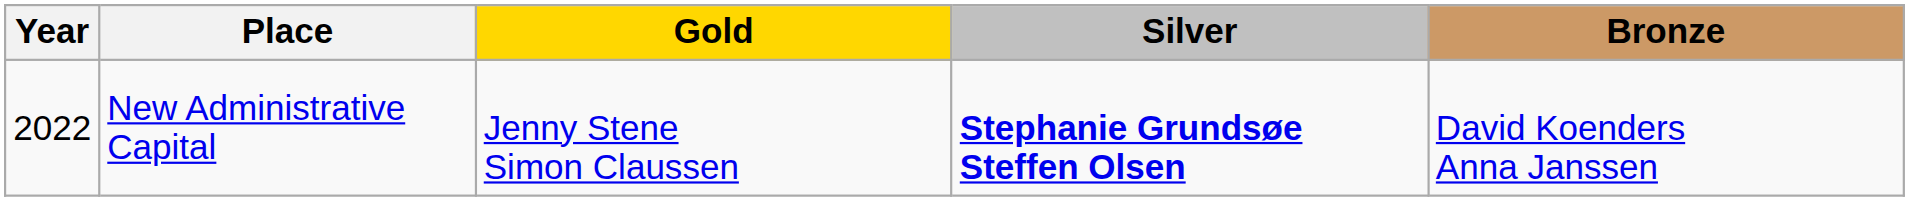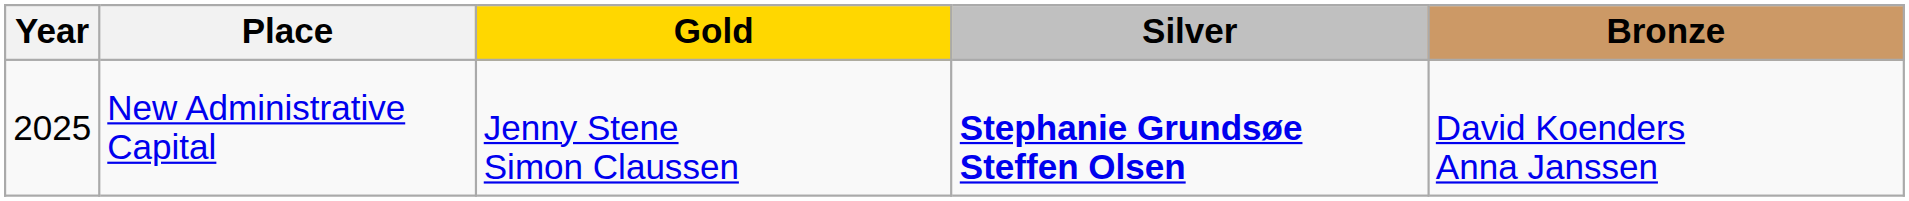(52, 127) 2022 -> (52, 127) 2025
